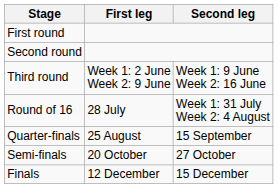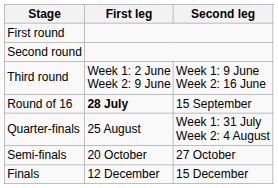(106, 110) normal -> (108, 103) bold
(223, 110) Week 1: 31 July Week 2: 4 August -> (214, 103) 15 September
(214, 136) 15 September -> (223, 129) Week 1: 31 July Week 2: 4 August
